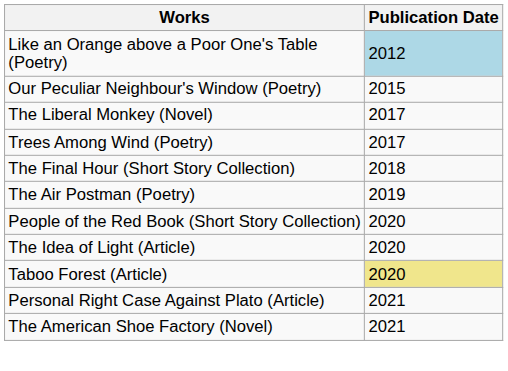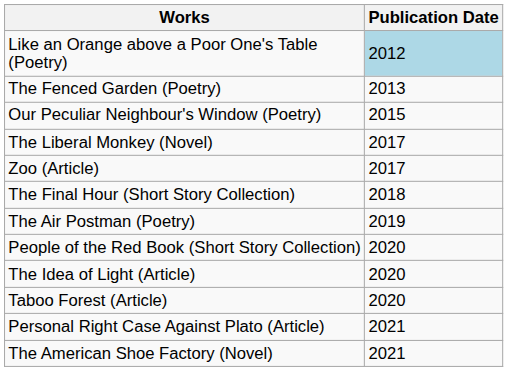+ row: (115, 89)
+ row: (54, 168)
- row: (111, 141)
(387, 273) khaki background -> (387, 300) no background
